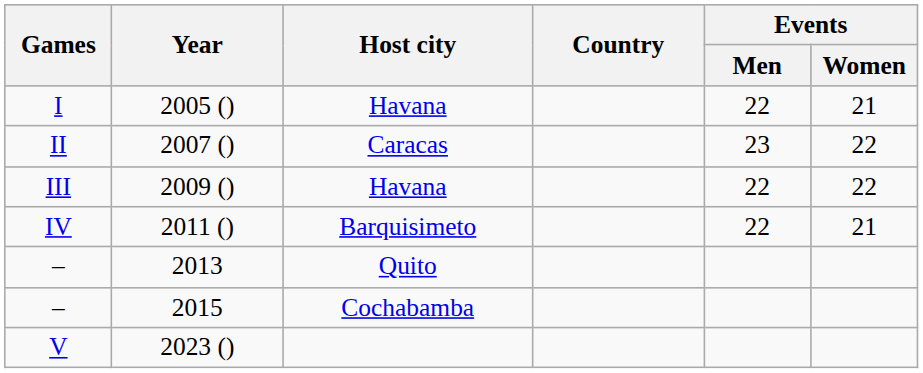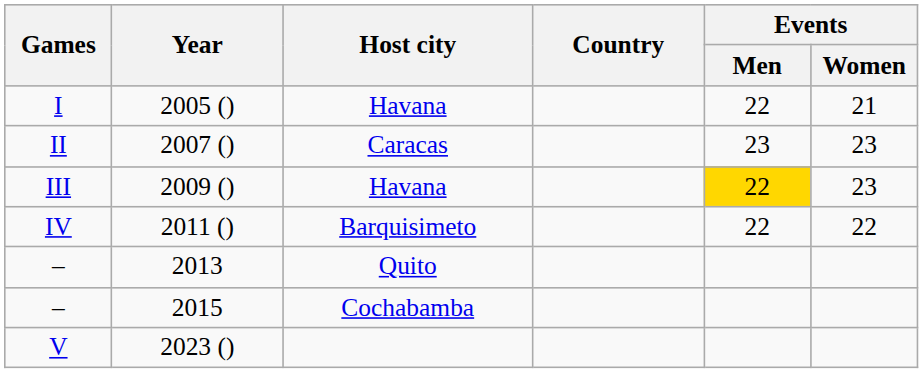(864, 145) 22 -> (864, 145) 23
(757, 186) no background -> (757, 186) gold background
(864, 186) 22 -> (864, 186) 23
(864, 226) 21 -> (864, 226) 22
